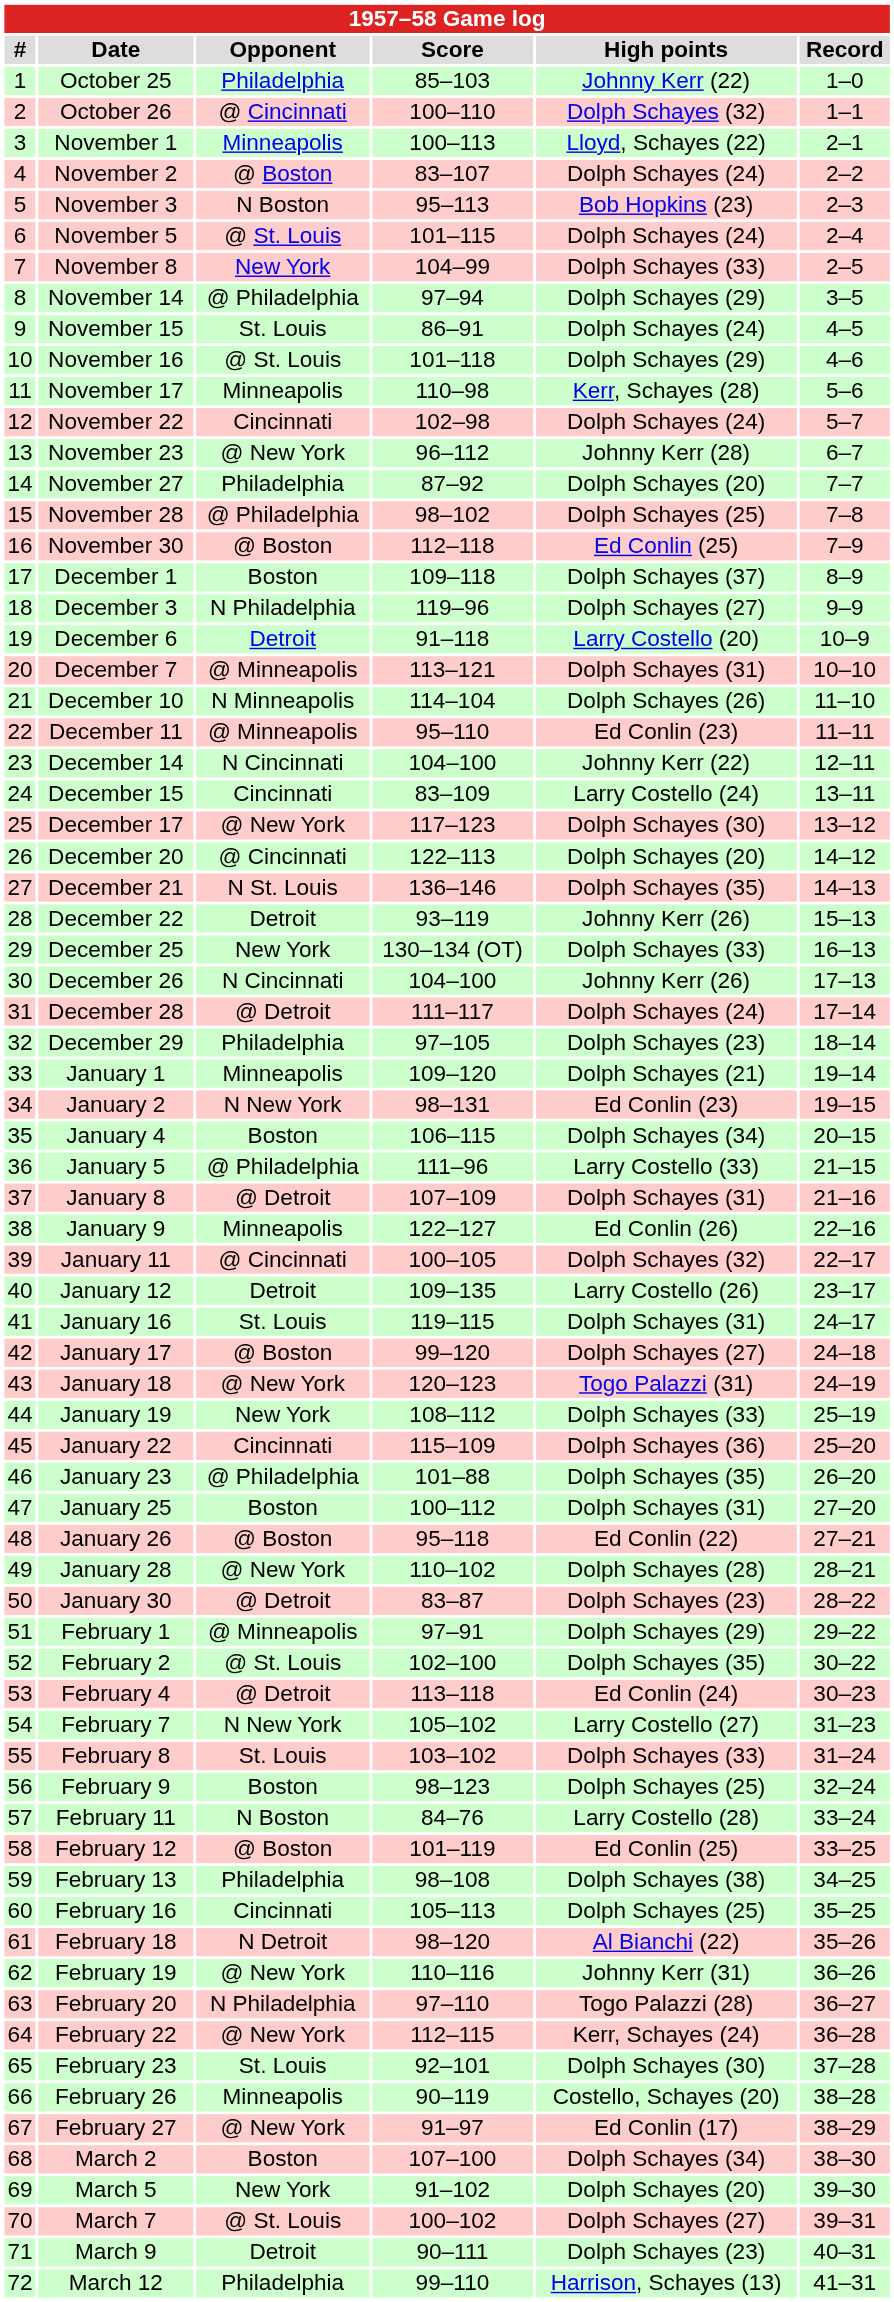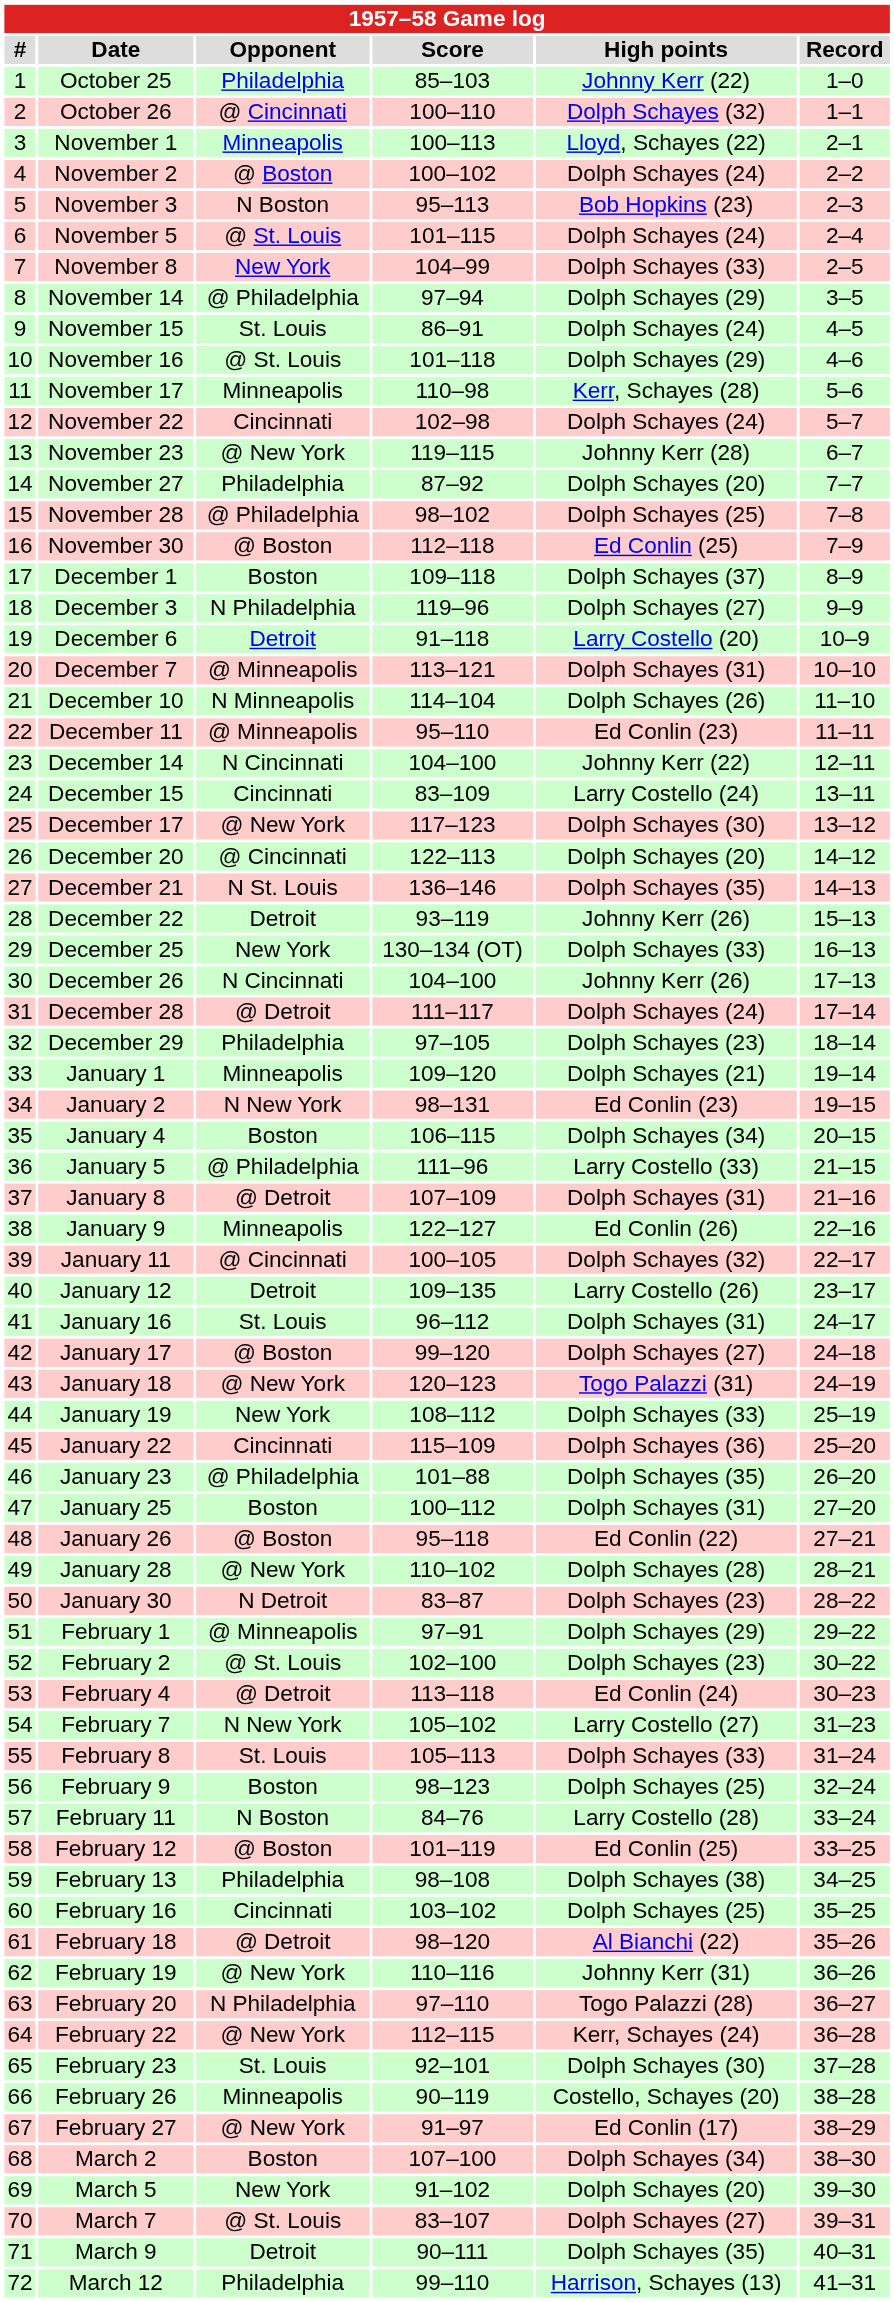(452, 173) 83–107 -> (452, 173) 100–102
(452, 452) 96–112 -> (452, 452) 119–115
(452, 1321) 119–115 -> (452, 1321) 96–112
(283, 1600) @ Detroit -> (283, 1600) N Detroit
(666, 1662) Dolph Schayes (35) -> (666, 1662) Dolph Schayes (23)
(452, 1755) 103–102 -> (452, 1755) 105–113
(452, 1910) 105–113 -> (452, 1910) 103–102
(283, 1941) N Detroit -> (283, 1941) @ Detroit
(452, 2221) 100–102 -> (452, 2221) 83–107
(666, 2252) Dolph Schayes (23) -> (666, 2252) Dolph Schayes (35)
